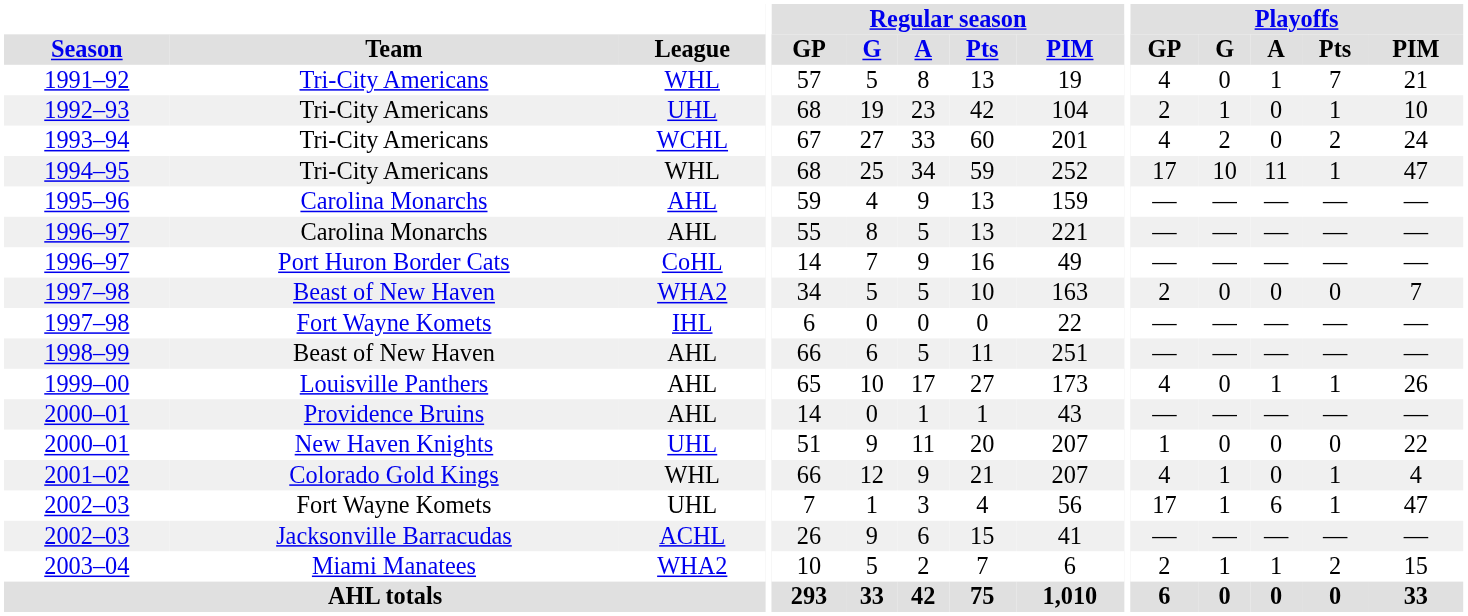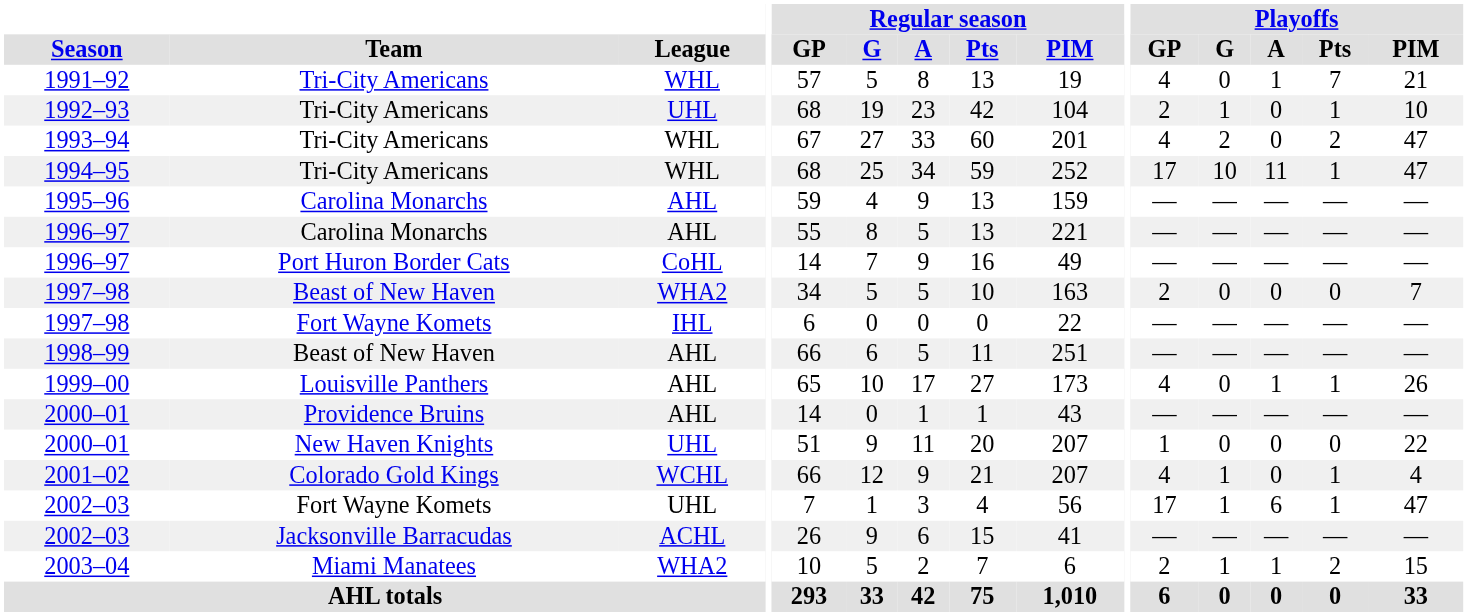(692, 140) WCHL -> (692, 140) WHL
(1416, 140) 24 -> (1416, 140) 47
(692, 474) WHL -> (692, 474) WCHL
